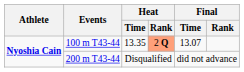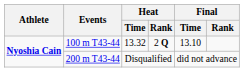(135, 44) 13.35 -> (135, 44) 13.32
(161, 44) lightsalmon background -> (161, 44) no background
(190, 44) 13.07 -> (190, 44) 13.10
